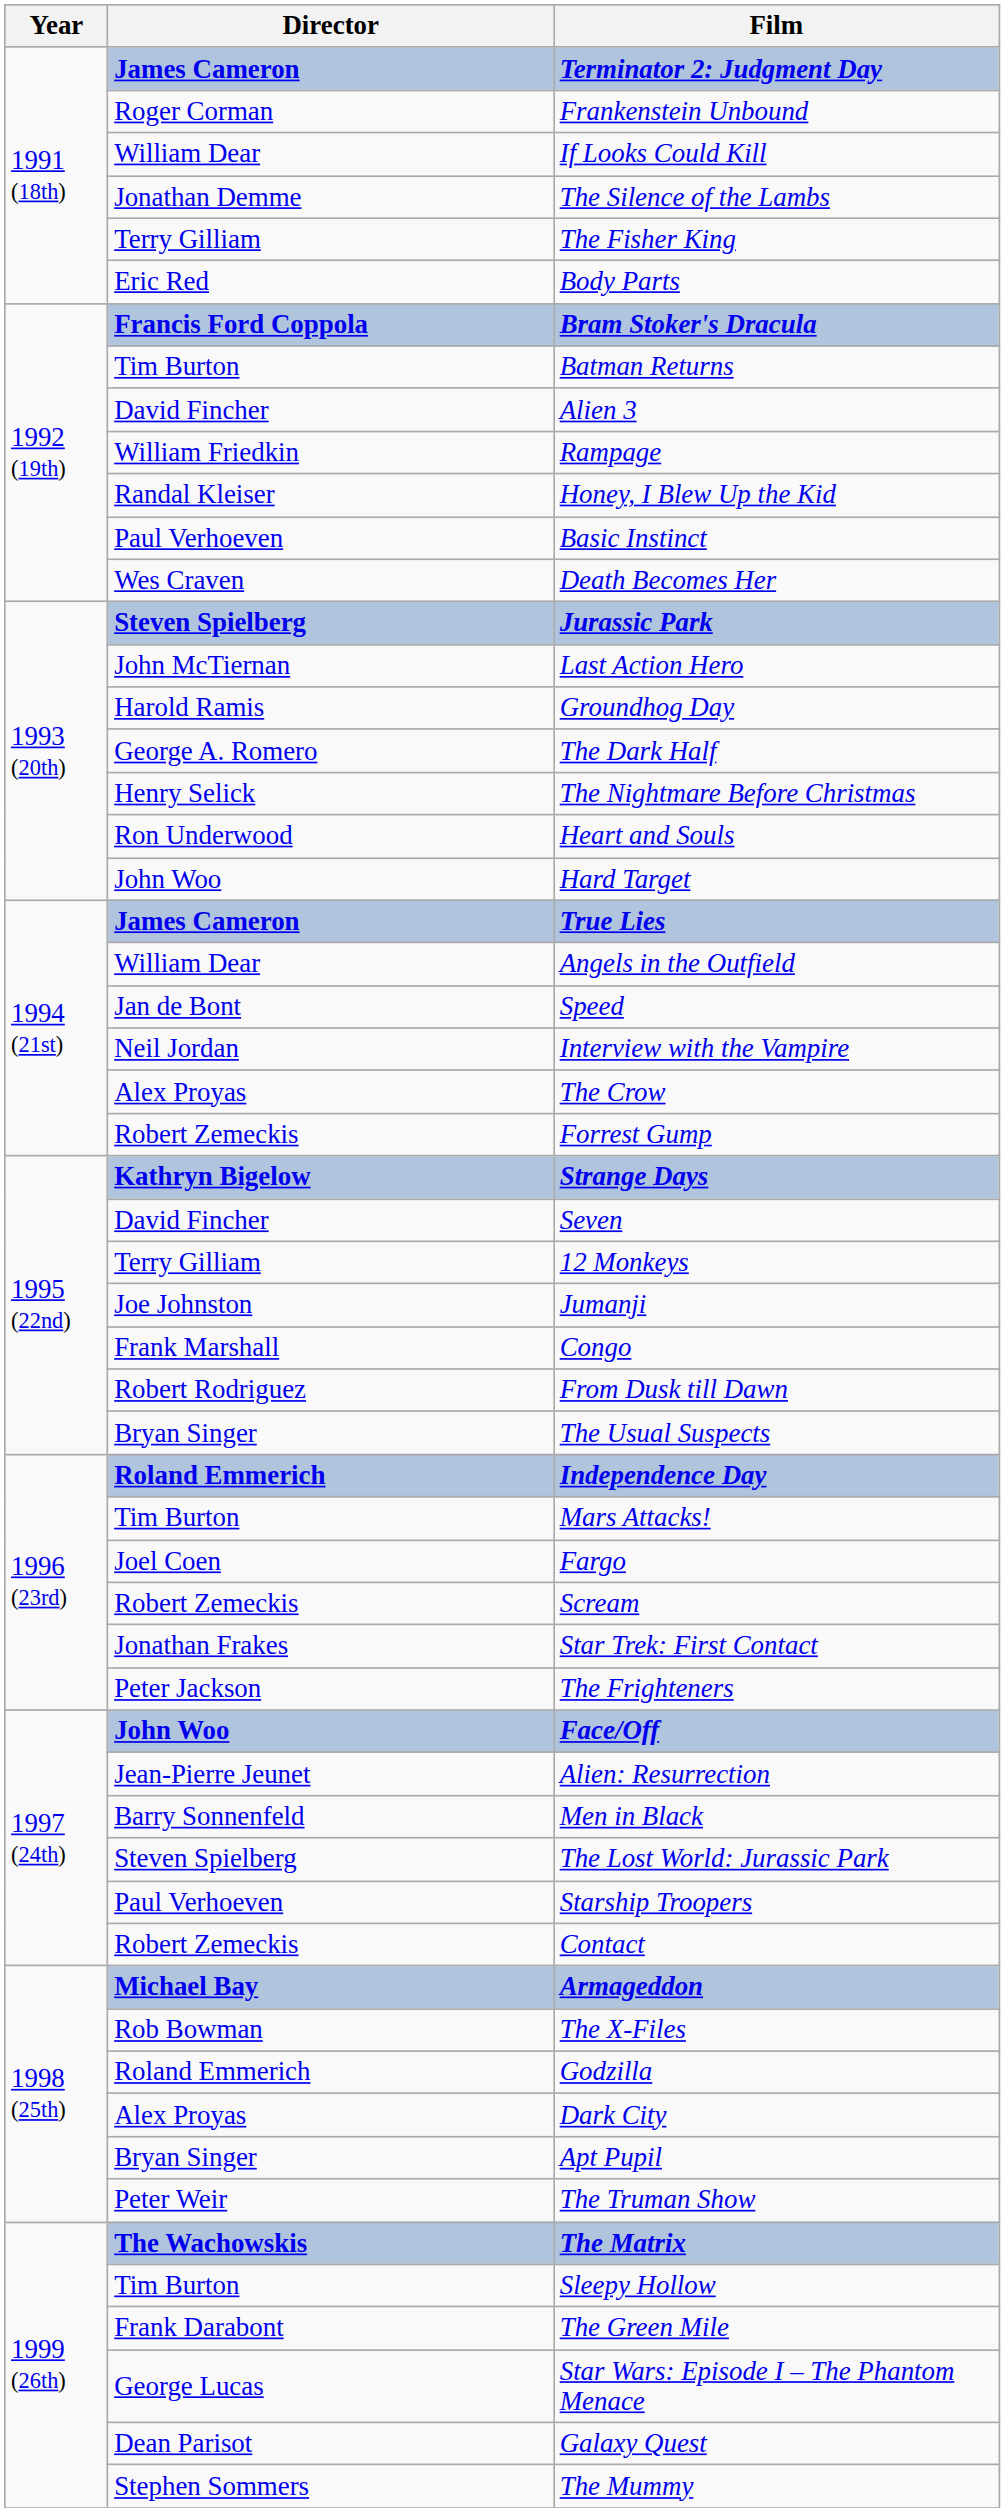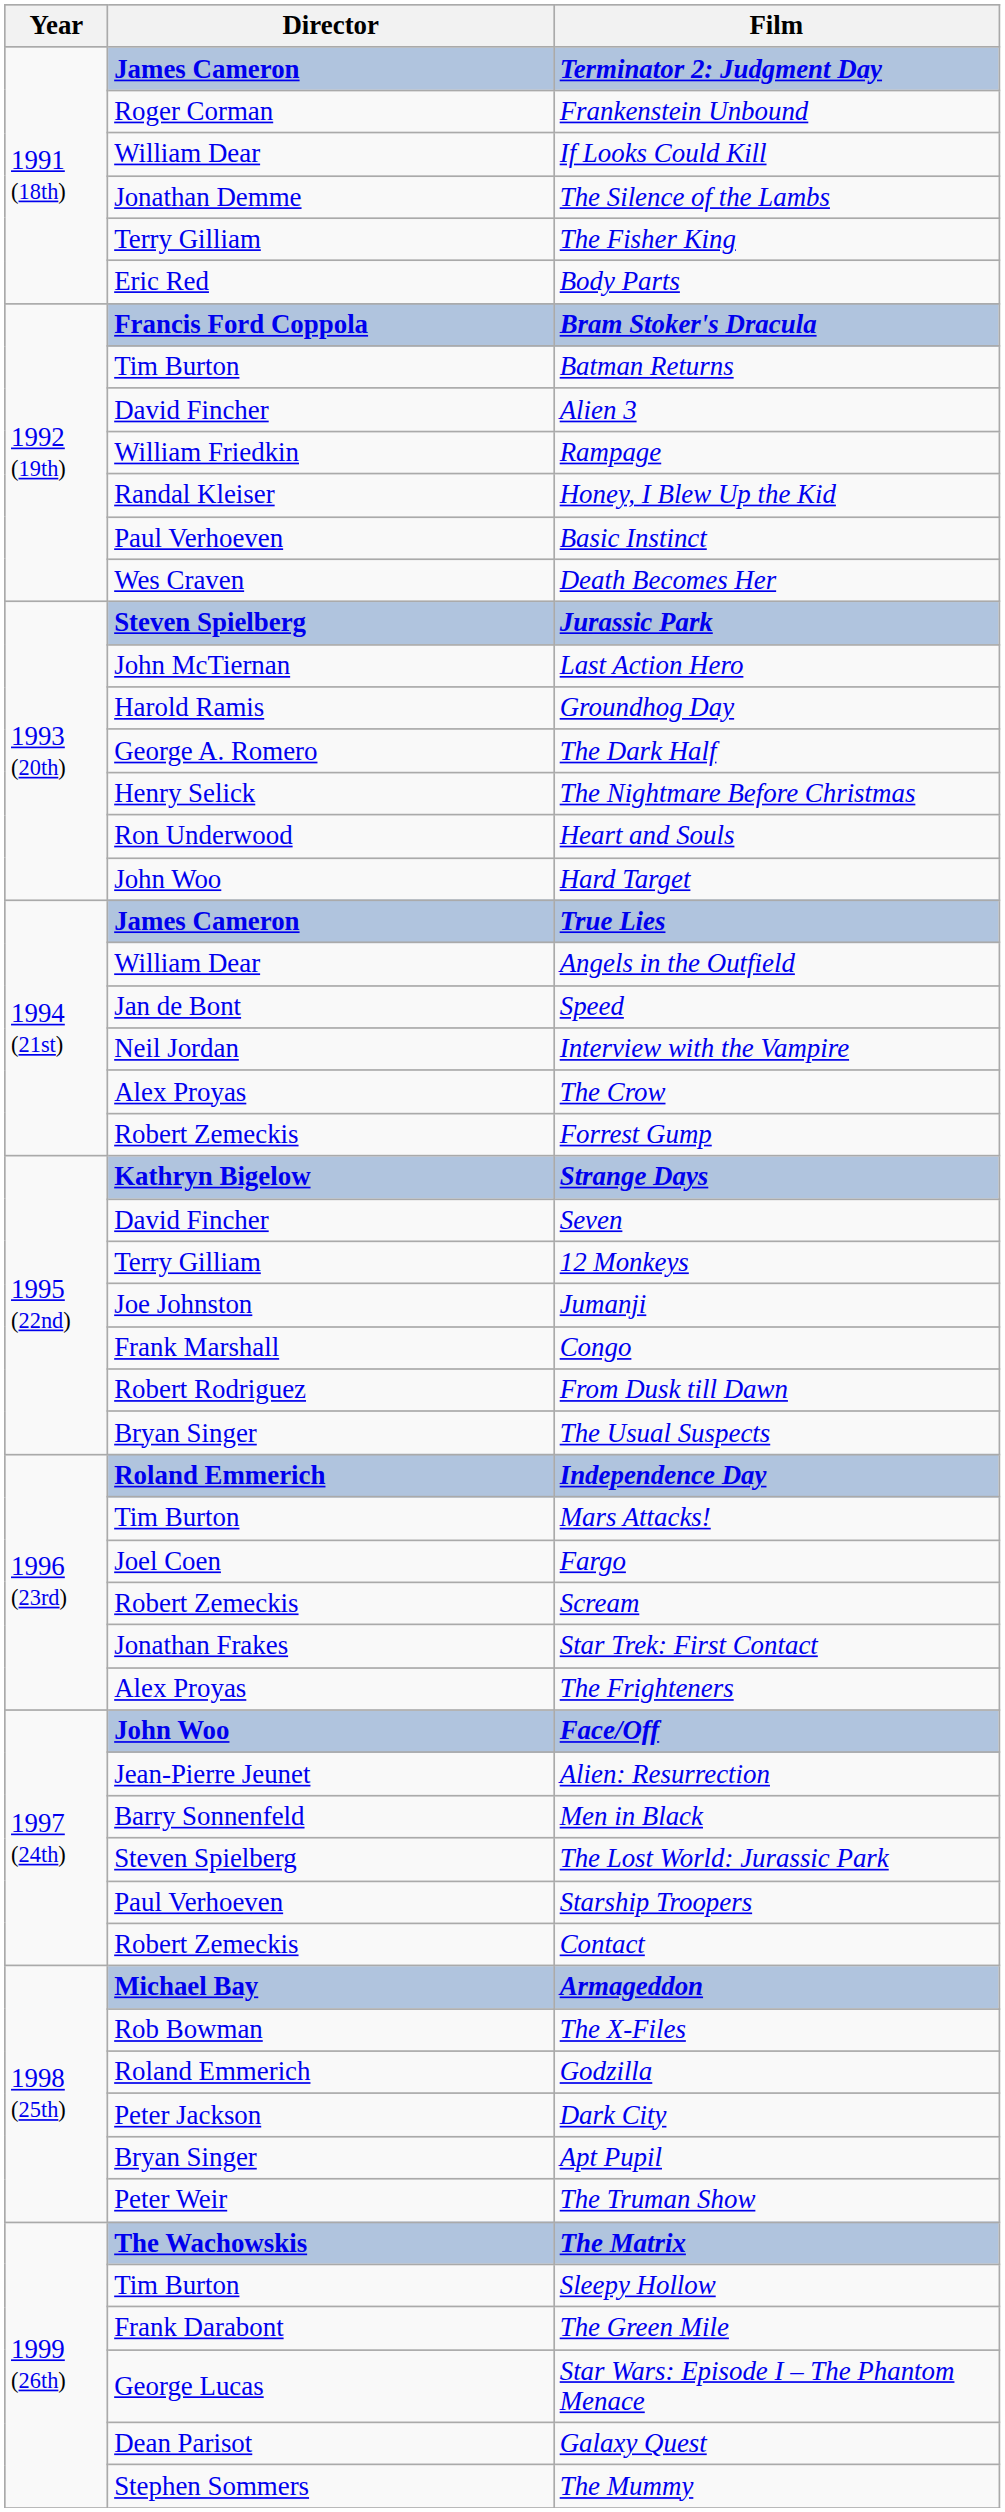(188, 1688) Peter Jackson -> (180, 1688) Alex Proyas
(180, 2114) Alex Proyas -> (188, 2114) Peter Jackson
